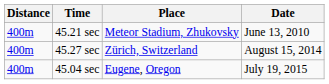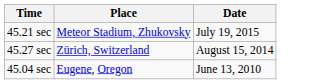- column: (28, 13)
(277, 32) June 13, 2010 -> (228, 32) July 19, 2015
(276, 69) July 19, 2015 -> (229, 69) June 13, 2010
